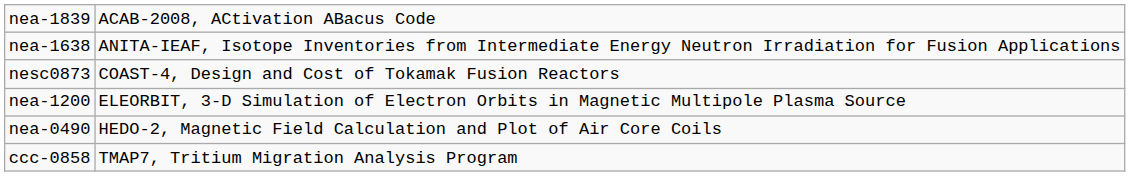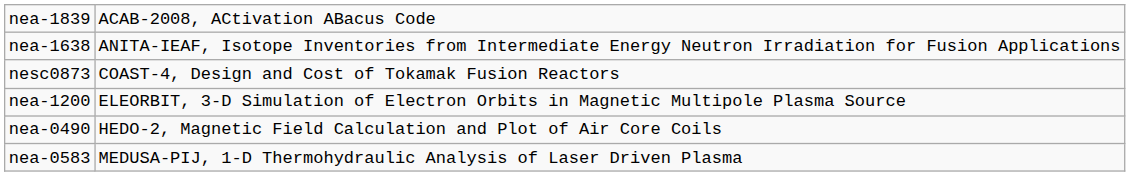+ row: (50, 157)
- row: (50, 157)
